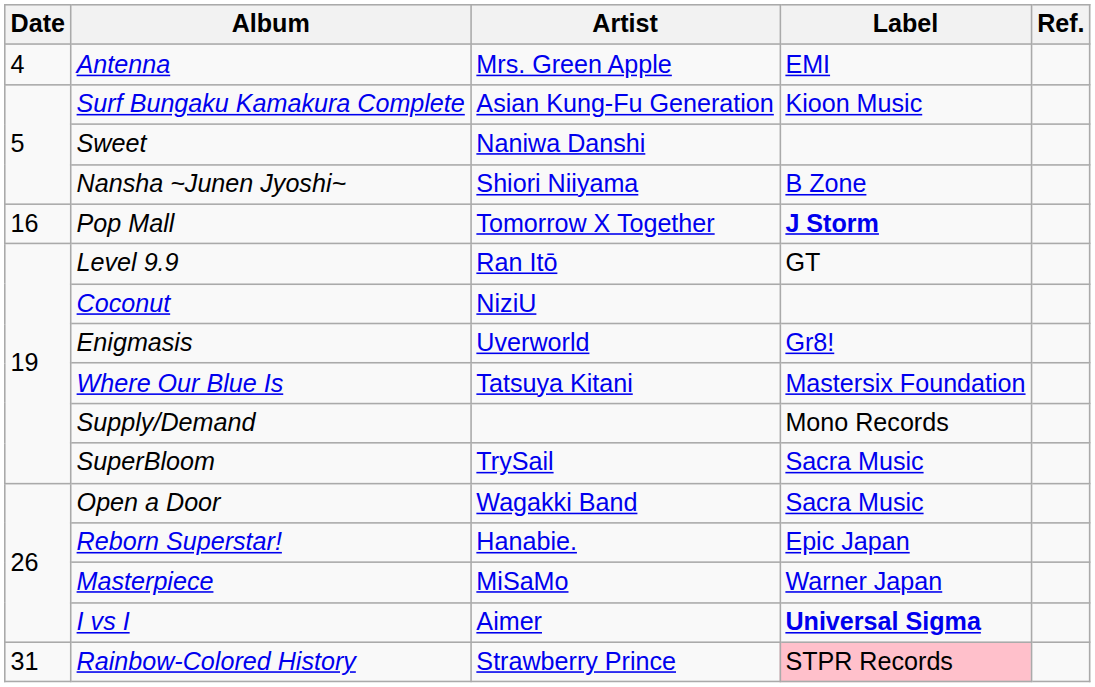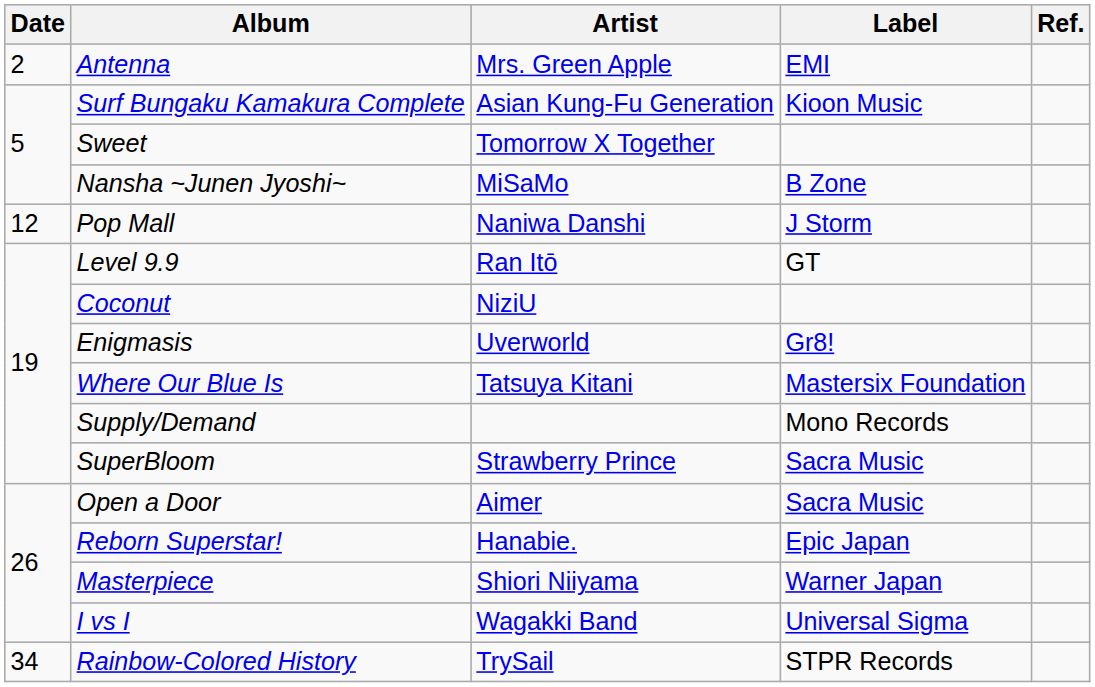(18, 64) 4 -> (18, 64) 2
(561, 143) Naniwa Danshi -> (596, 143) Tomorrow X Together
(557, 183) Shiori Niiyama -> (522, 183) MiSaMo
(25, 223) 16 -> (25, 223) 12
(596, 223) Tomorrow X Together -> (561, 223) Naniwa Danshi
(832, 223) bold -> (829, 223) normal
(515, 462) TrySail -> (576, 462) Strawberry Prince
(557, 502) Wagakki Band -> (509, 502) Aimer
(522, 582) MiSaMo -> (557, 582) Shiori Niiyama
(509, 622) Aimer -> (557, 622) Wagakki Band
(883, 622) bold -> (877, 622) normal
(25, 661) 31 -> (25, 661) 34
(576, 661) Strawberry Prince -> (515, 661) TrySail
(869, 661) pink background -> (869, 661) no background
